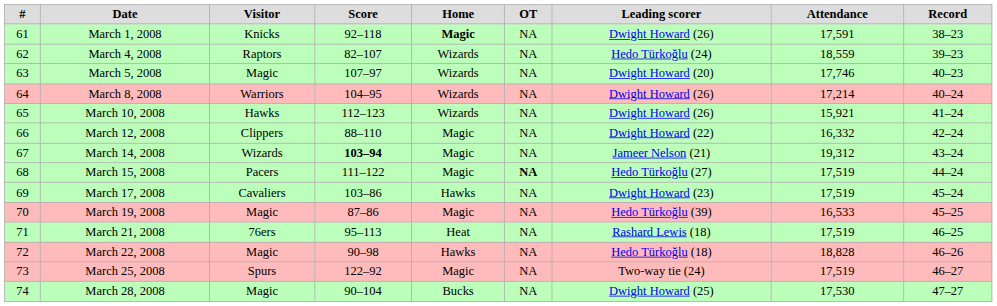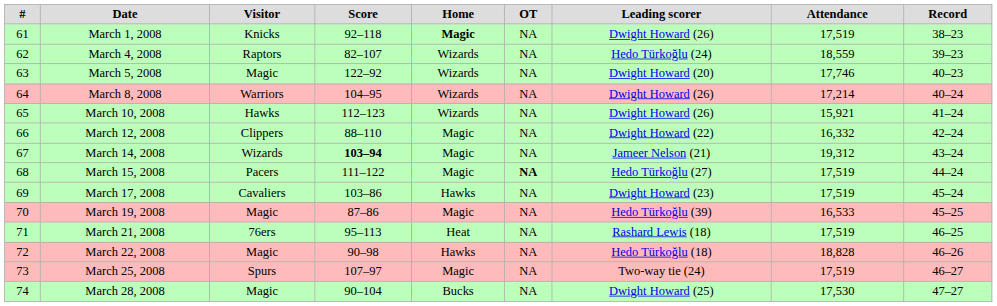(837, 34) 17,591 -> (837, 34) 17,519
(363, 73) 107–97 -> (363, 73) 122–92
(363, 271) 122–92 -> (363, 271) 107–97
